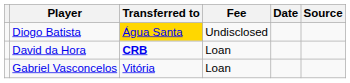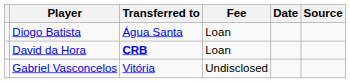(153, 31) gold background -> (153, 31) no background
(237, 31) Undisclosed -> (218, 31) Loan
(218, 68) Loan -> (237, 68) Undisclosed
